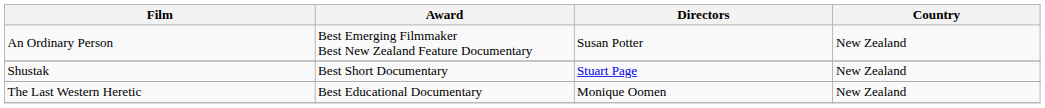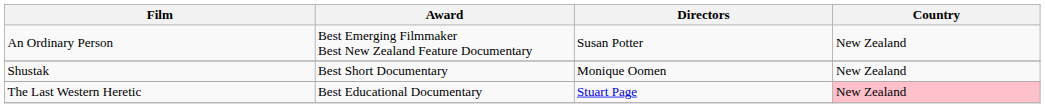(607, 71) Stuart Page -> (622, 71) Monique Oomen
(622, 92) Monique Oomen -> (607, 92) Stuart Page
(871, 92) no background -> (871, 92) pink background
